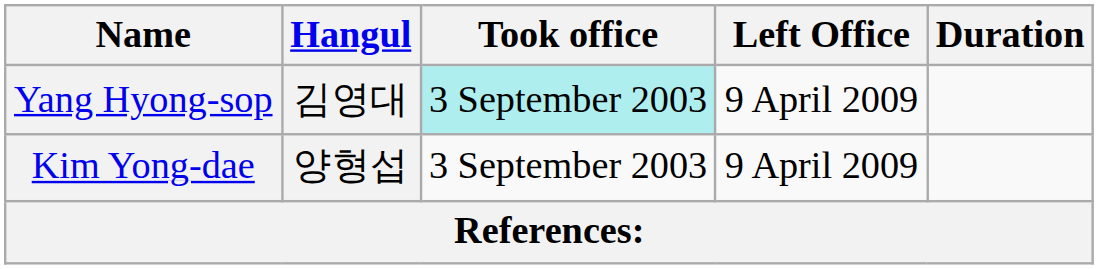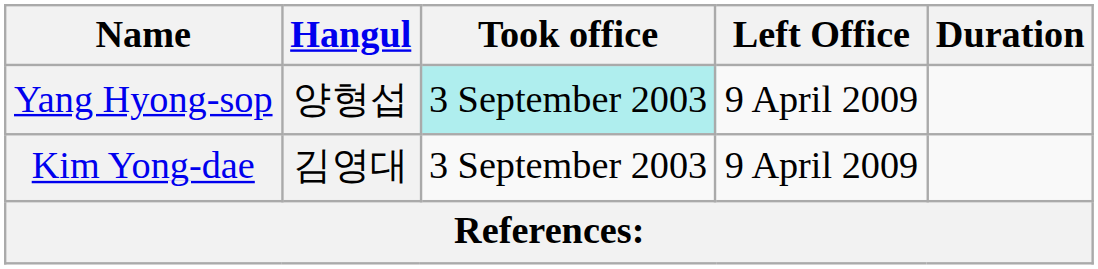(351, 97) 김영대 -> (351, 97) 양형섭
(351, 165) 양형섭 -> (351, 165) 김영대
